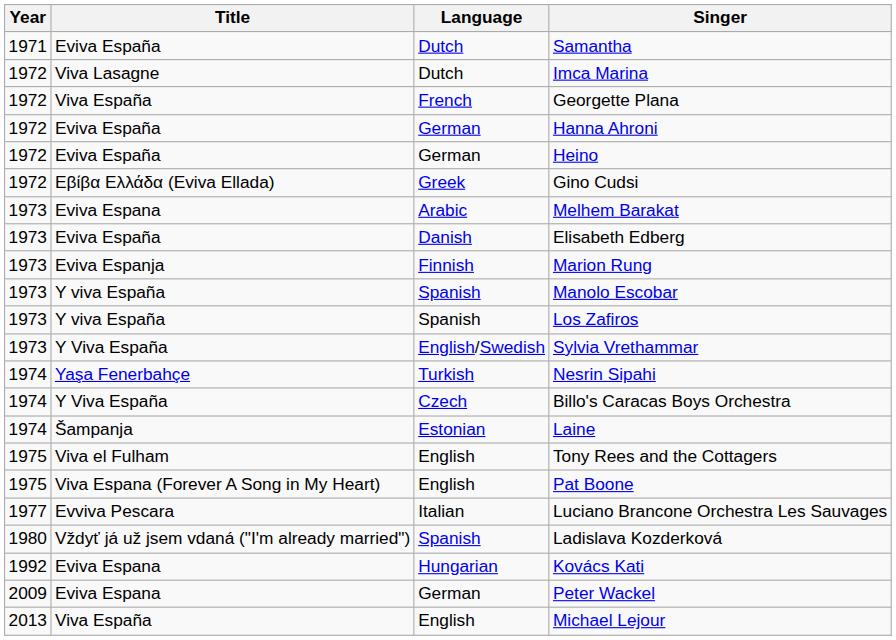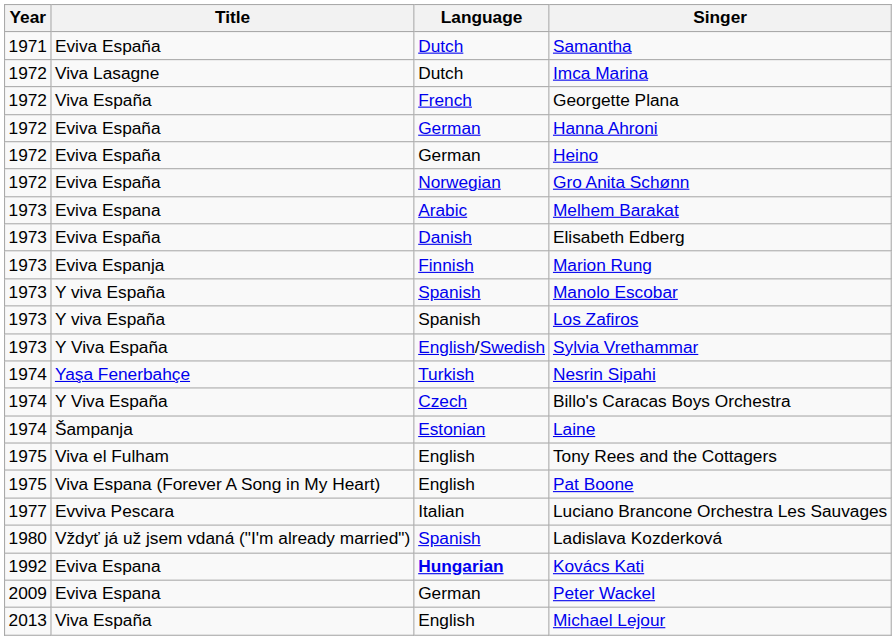- row: (596, 182)
+ row: (621, 182)
(458, 566) normal -> (461, 566) bold
